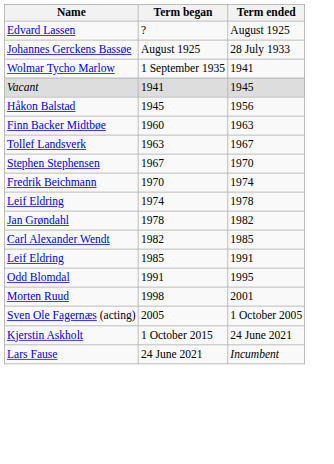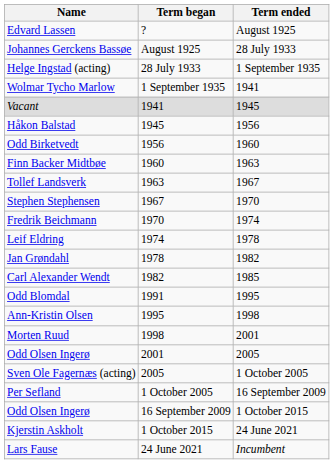+ row: (59, 68)
+ row: (43, 144)
- row: (35, 259)
+ row: (50, 316)
+ row: (48, 354)
+ row: (34, 392)
+ row: (48, 411)
